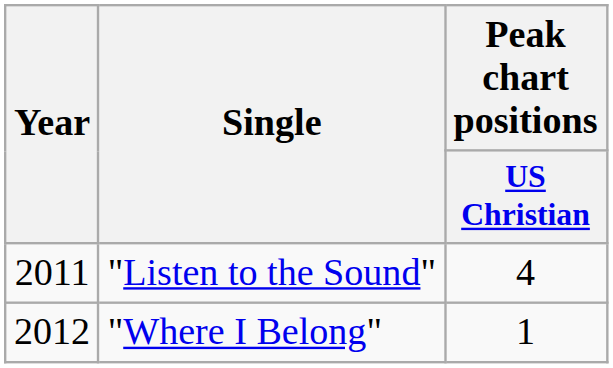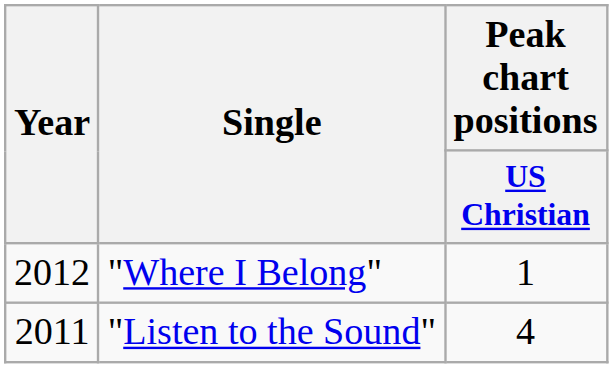rows swapped: (272, 271) <-> (245, 332)
